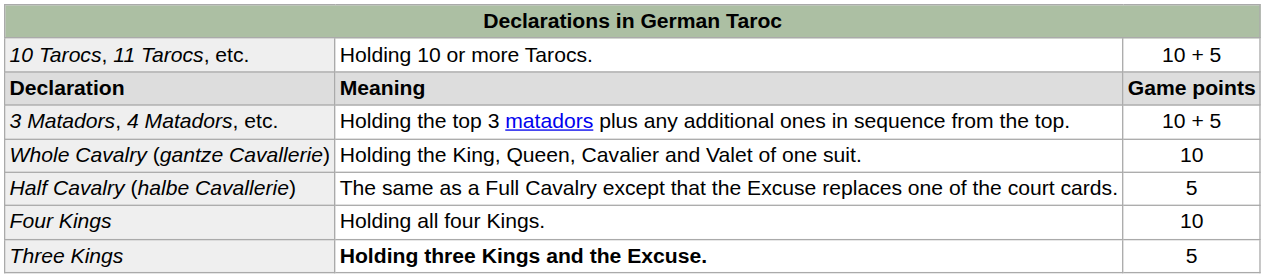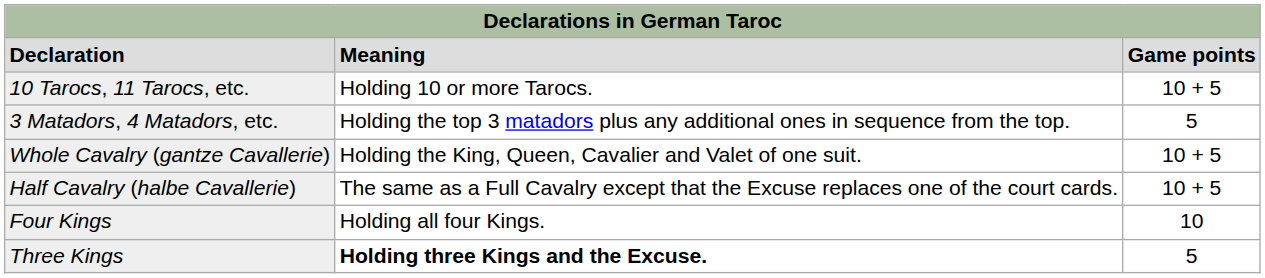rows swapped: (67, 88) <-> (129, 54)
(1192, 121) 10 + 5 -> (1192, 121) 5
(1192, 155) 10 -> (1192, 155) 10 + 5
(1192, 188) 5 -> (1192, 188) 10 + 5
